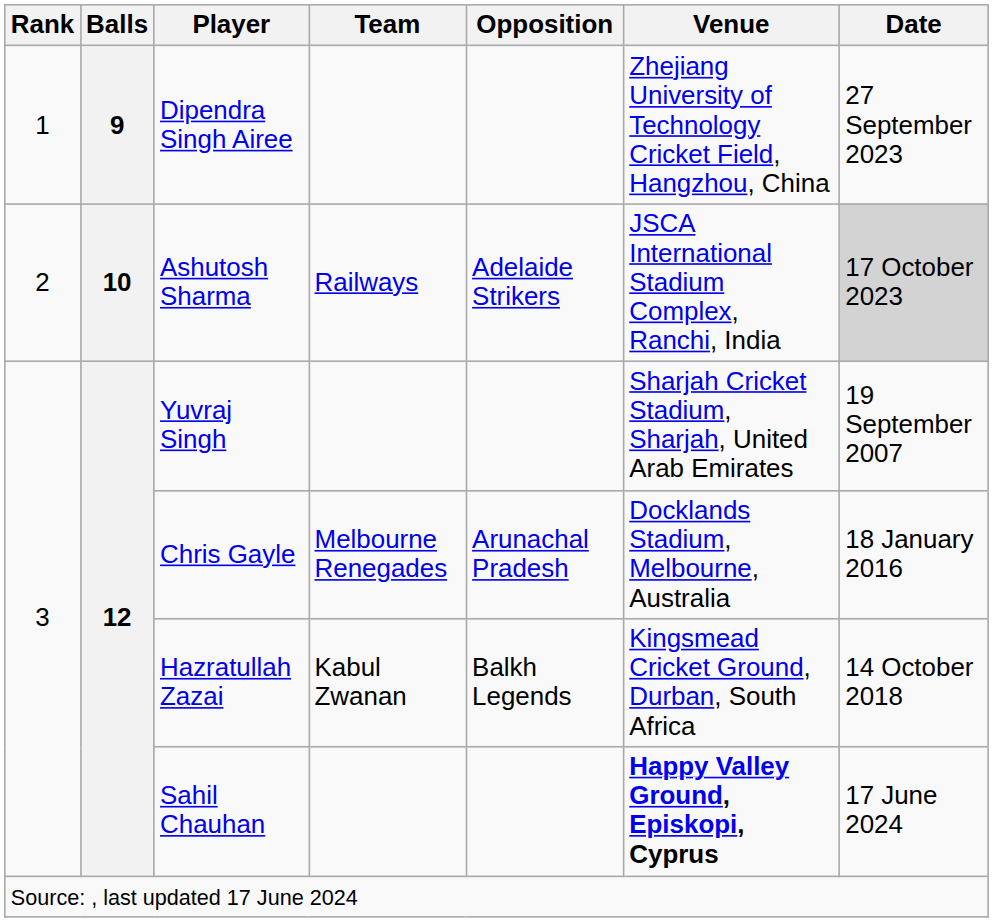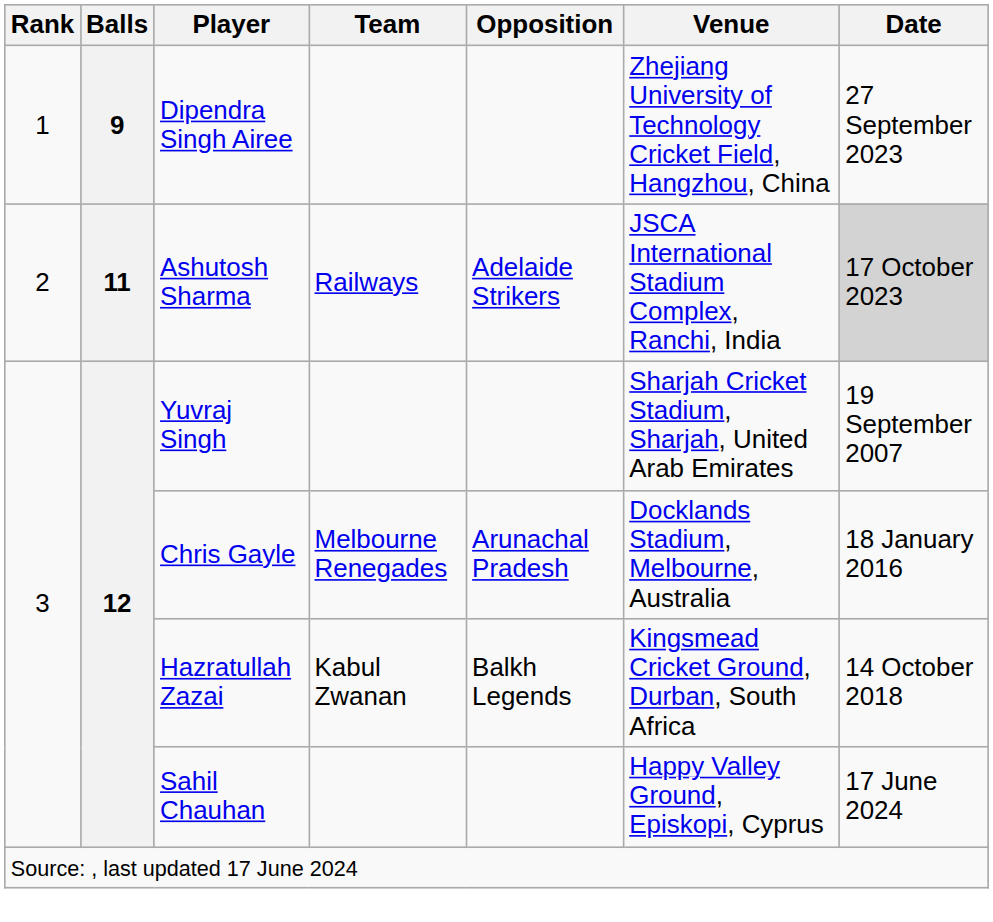(117, 282) 10 -> (117, 282) 11
(709, 811) bold -> (726, 796) normal
